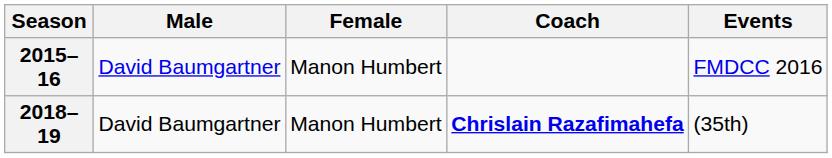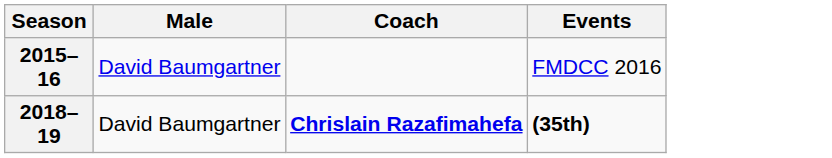- column: (366, 21)
(721, 123) normal -> (561, 123) bold
